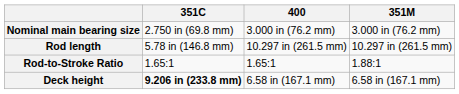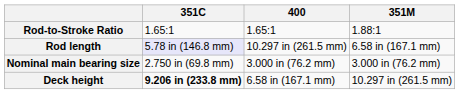rows swapped: (73, 30) <-> (73, 63)
(189, 46) no background -> (189, 46) lavender background
(402, 46) 10.297 in (261.5 mm) -> (396, 46) 6.58 in (167.1 mm)
(396, 80) 6.58 in (167.1 mm) -> (402, 80) 10.297 in (261.5 mm)
